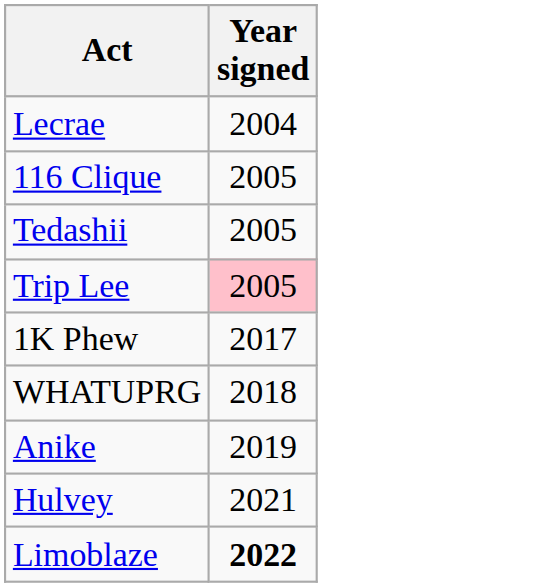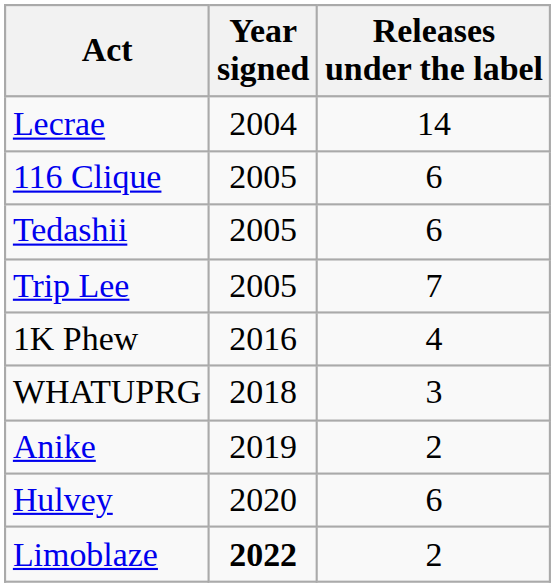+ column: (434, 50)
(263, 284) pink background -> (263, 284) no background
(263, 338) 2017 -> (263, 338) 2016
(263, 499) 2021 -> (263, 499) 2020
